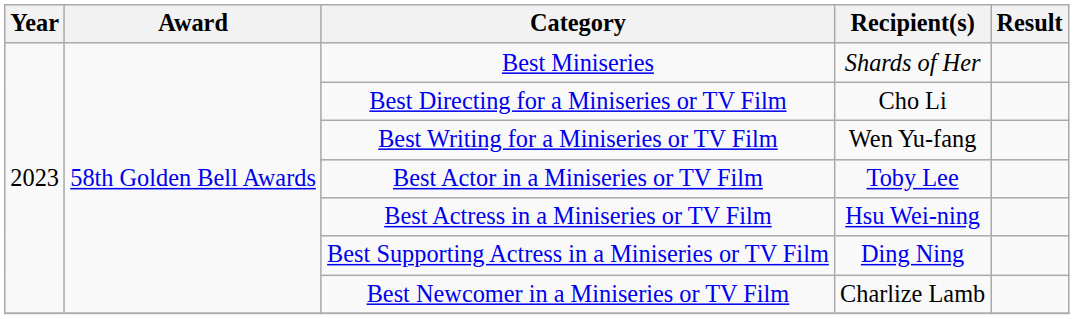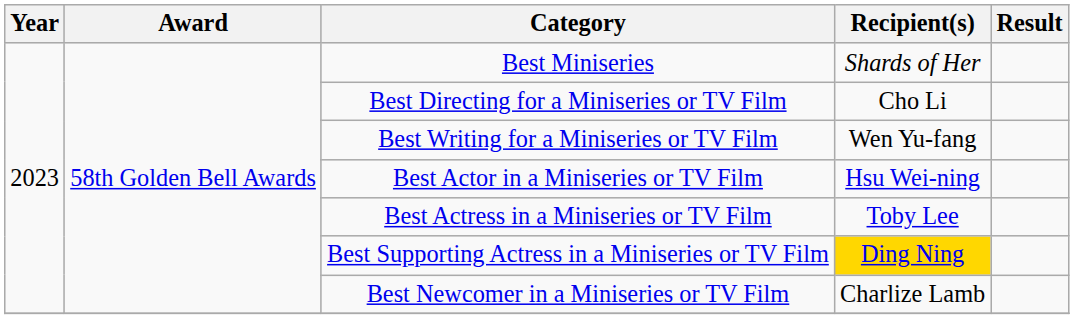(913, 178) Toby Lee -> (913, 178) Hsu Wei-ning
(913, 216) Hsu Wei-ning -> (913, 216) Toby Lee
(913, 255) no background -> (913, 255) gold background
